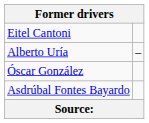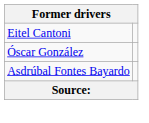- row: (38, 52)
